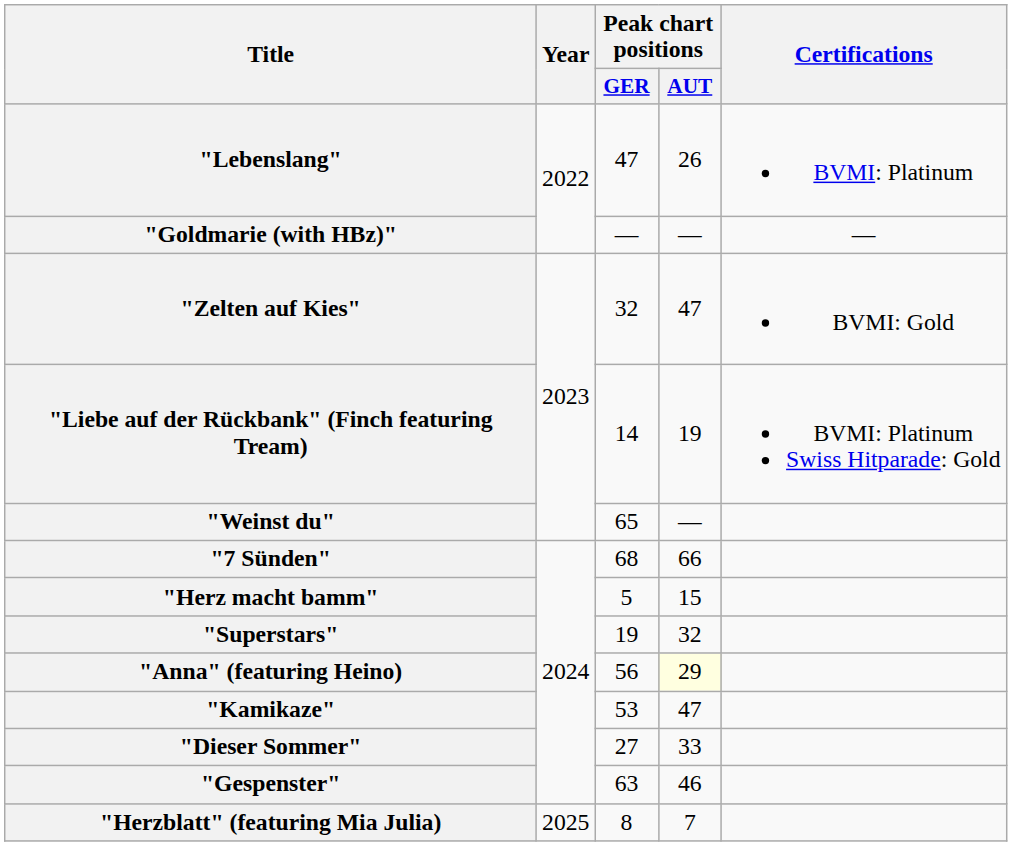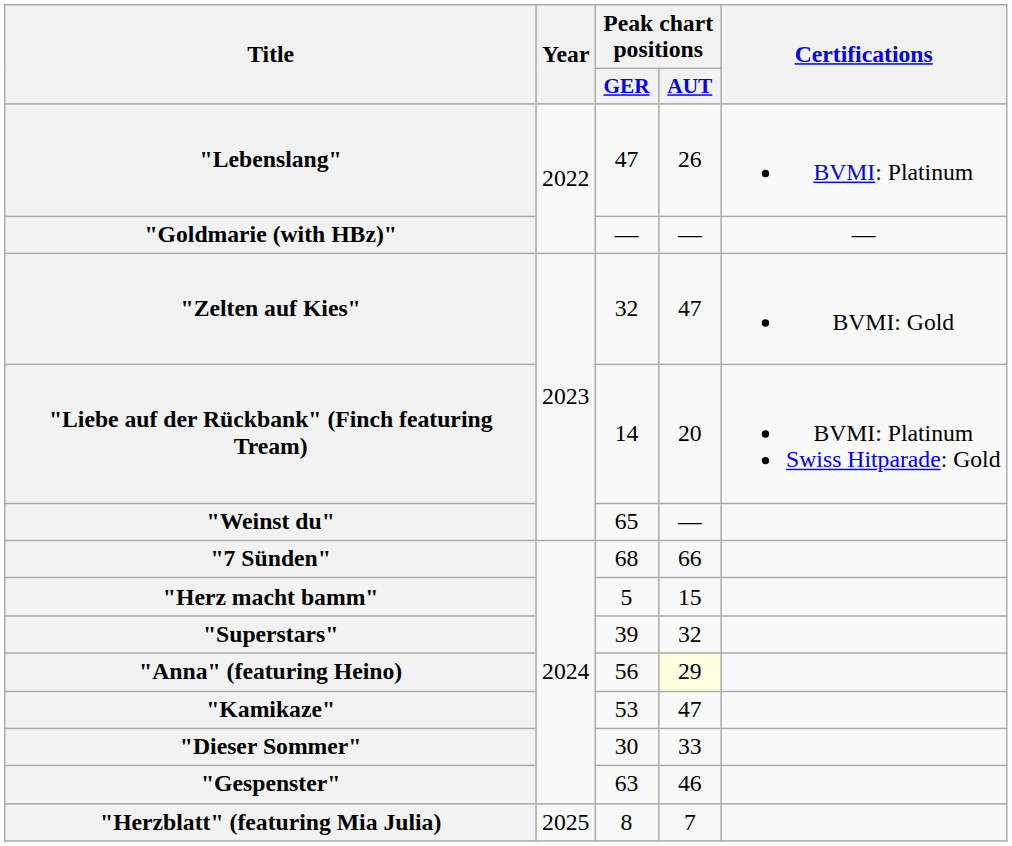(690, 433) 19 -> (690, 433) 20
(627, 634) 19 -> (627, 634) 39
(627, 746) 27 -> (627, 746) 30
